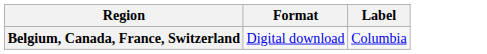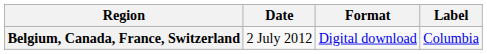+ column: (279, 15)
